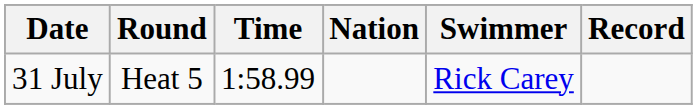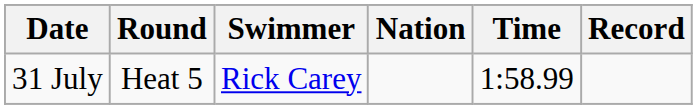columns swapped: (504, 29) <-> (268, 29)
